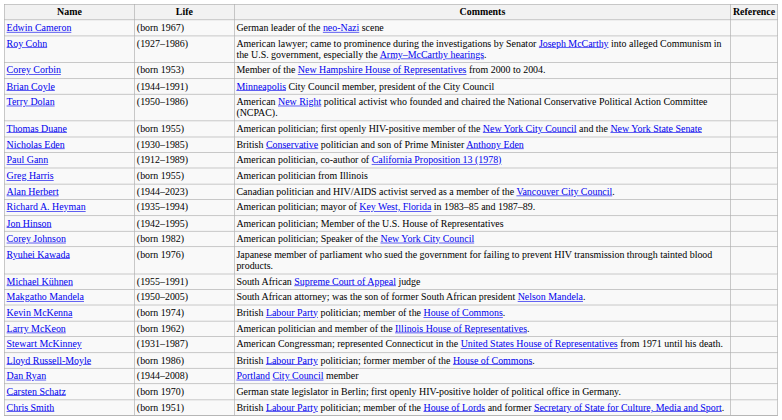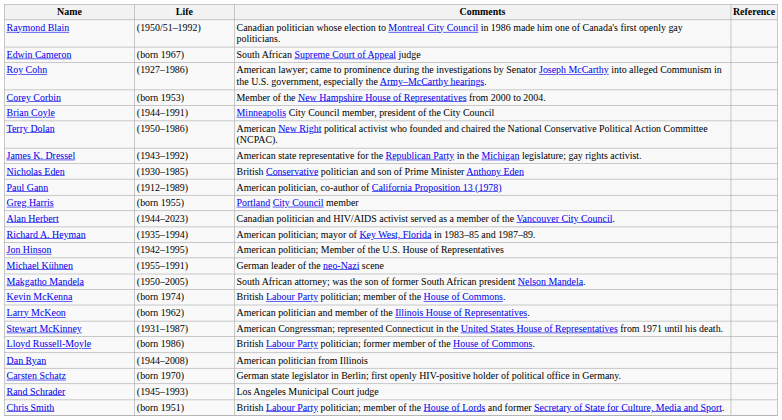+ row: (38, 28)
(310, 28) German leader of the neo-Nazi scene -> (329, 54) South African Supreme Court of Appeal judge
+ row: (41, 155)
- row: (37, 129)
(302, 176) American politician from Illinois -> (298, 203) Portland City Council member
- row: (36, 239)
- row: (38, 254)
(328, 281) South African Supreme Court of Appeal judge -> (310, 266) German leader of the neo-Nazi scene
(297, 376) Portland City Council member -> (302, 360) American politician from Illinois
+ row: (36, 391)
